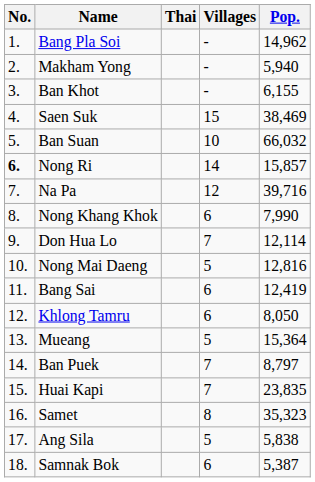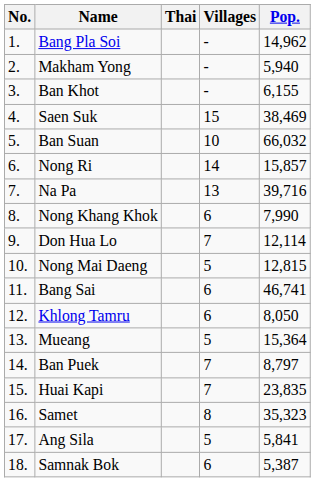(14, 166) bold -> (14, 166) normal
(211, 191) 12 -> (211, 191) 13
(285, 265) 12,816 -> (285, 265) 12,815
(285, 290) 12,419 -> (285, 290) 46,741
(281, 439) 5,838 -> (281, 439) 5,841
